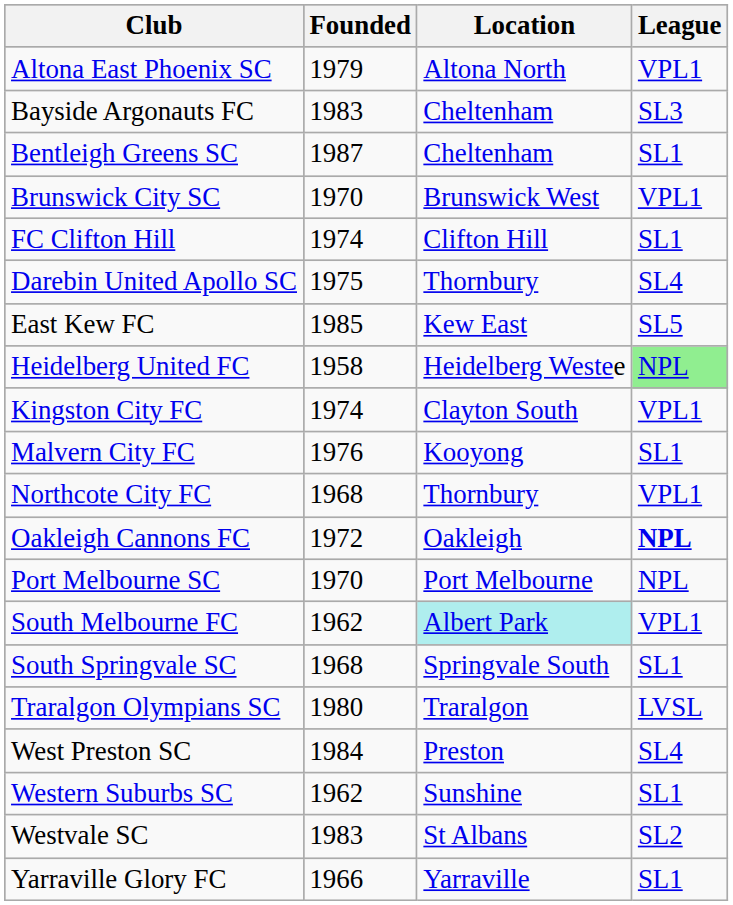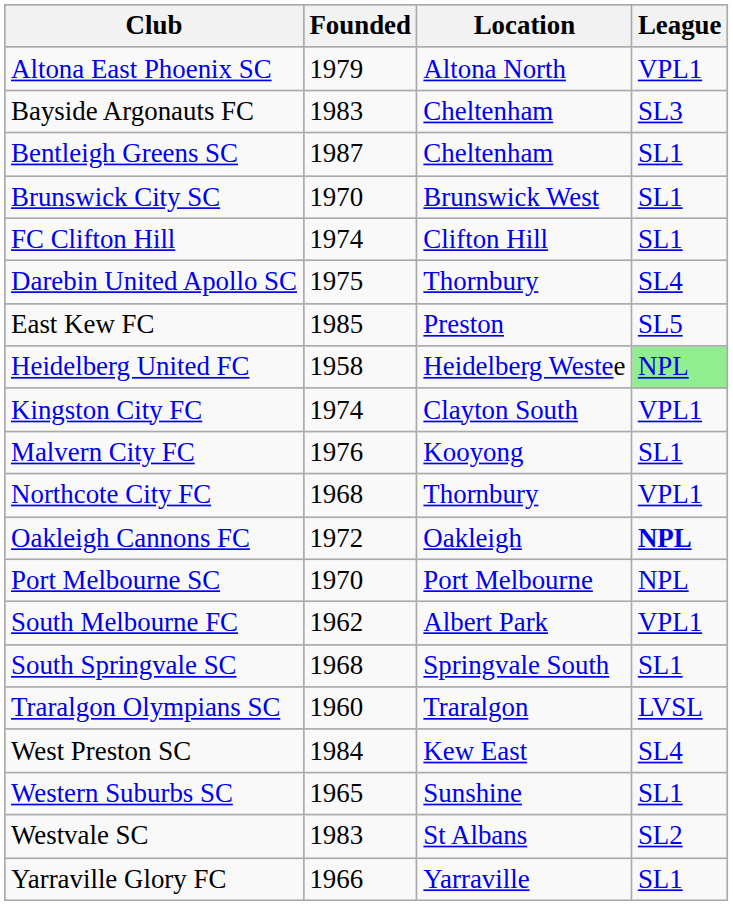(670, 196) VPL1 -> (660, 196) SL1
(475, 324) Kew East -> (464, 324) Preston
(486, 622) paleturquoise background -> (486, 622) no background
(336, 707) 1980 -> (336, 707) 1960
(464, 750) Preston -> (475, 750) Kew East
(336, 793) 1962 -> (336, 793) 1965
